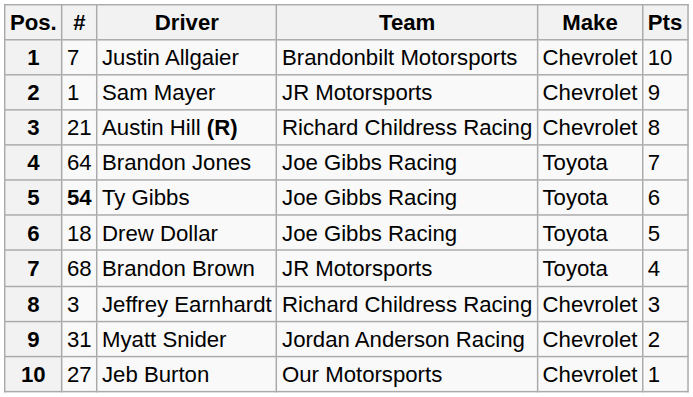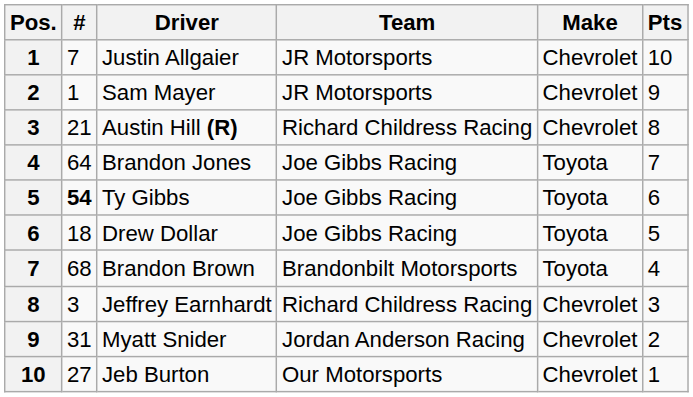(400, 58) Brandonbilt Motorsports -> (357, 58) JR Motorsports
(357, 268) JR Motorsports -> (400, 268) Brandonbilt Motorsports
